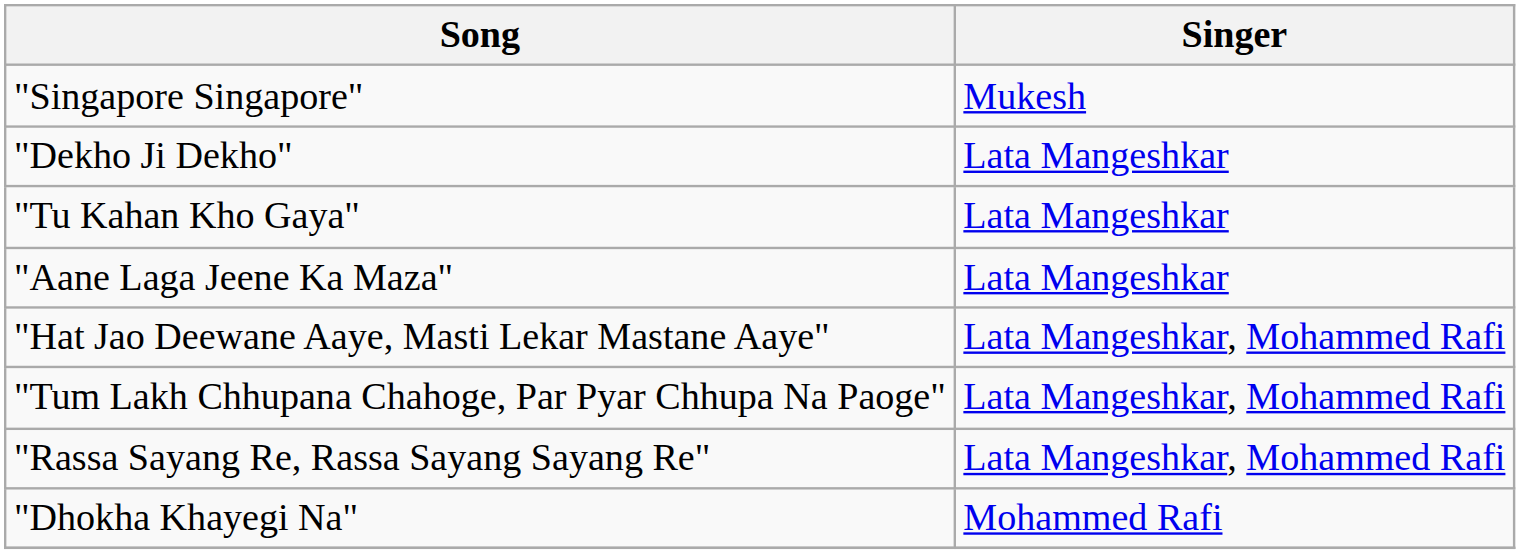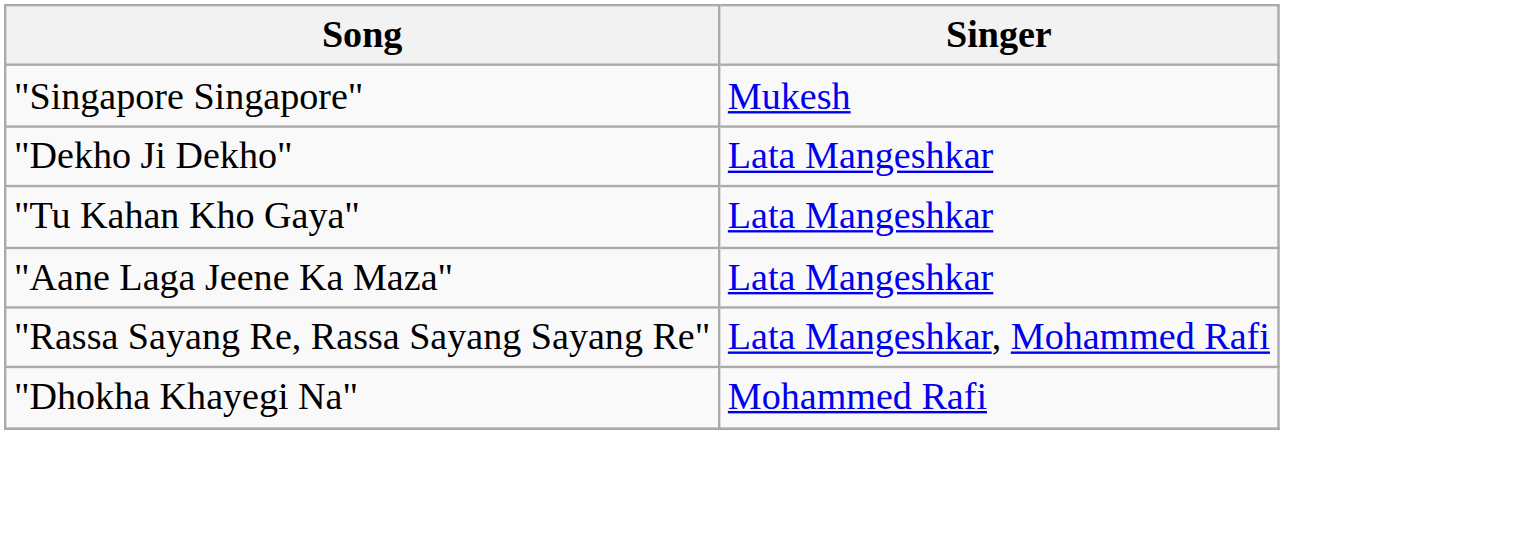- row: (422, 336)
- row: (480, 397)
